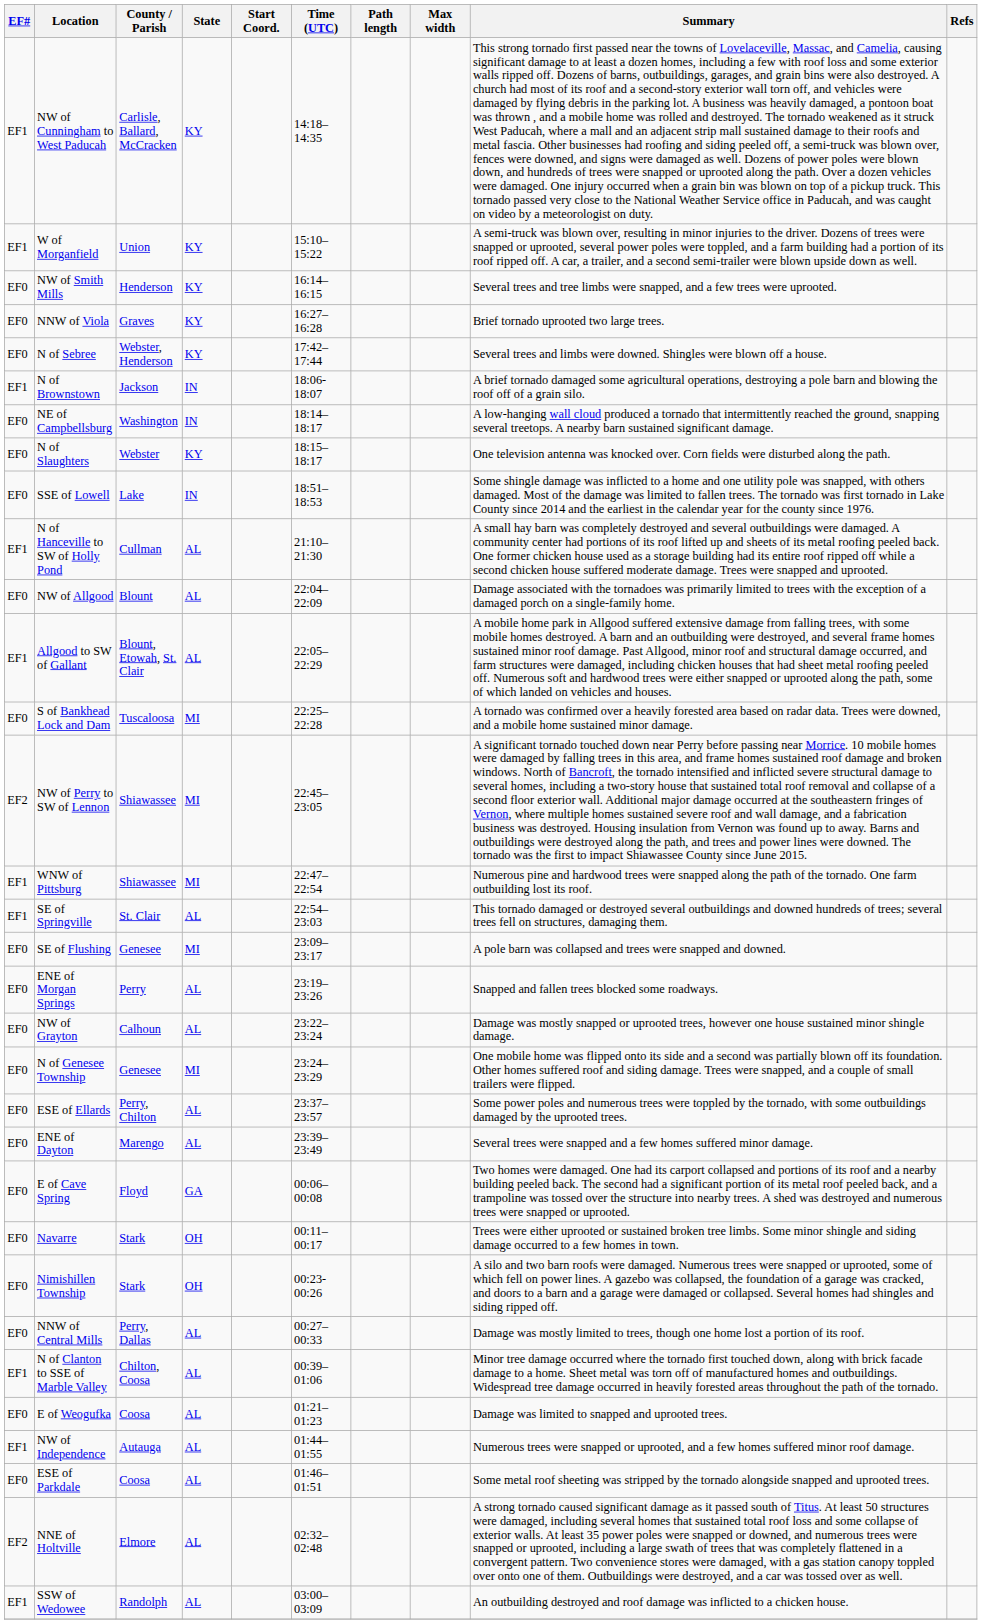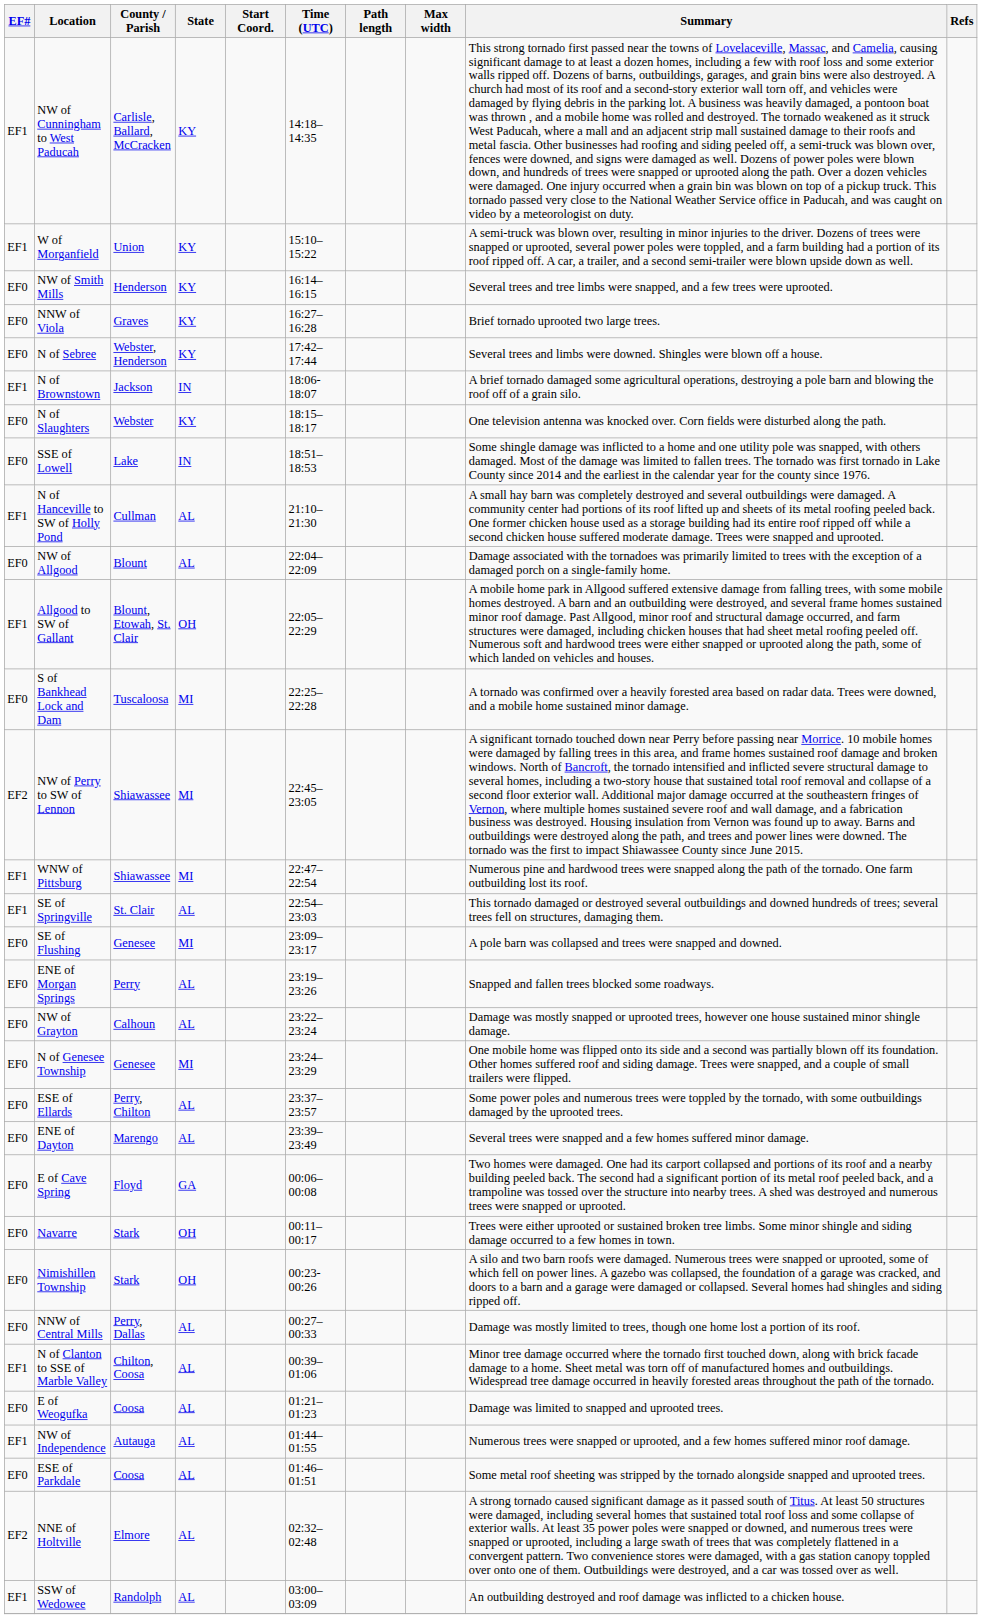- row: (75, 421)
(193, 657) AL -> (187, 624) OH
